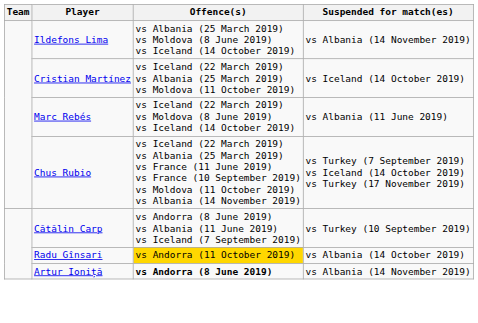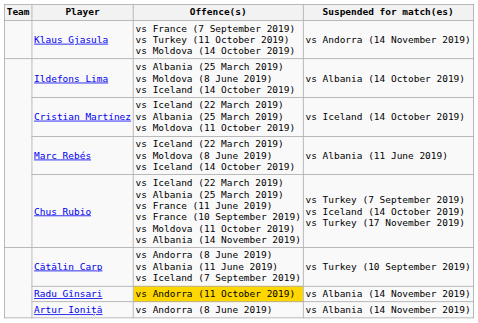+ row: (71, 39)
(388, 39) vs Albania (14 November 2019) -> (385, 78) vs Albania (14 October 2019)
(385, 255) vs Albania (14 October 2019) -> (388, 294) vs Albania (14 November 2019)
(204, 271) bold -> (204, 310) normal
